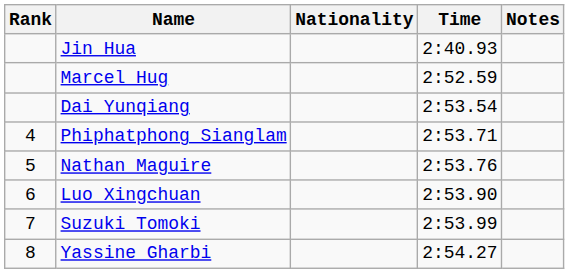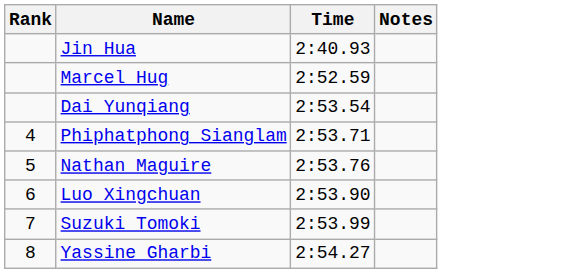- column: (354, 19)
